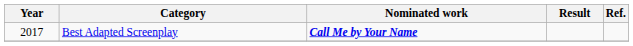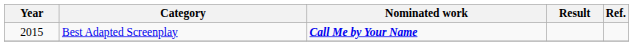(32, 31) 2017 -> (32, 31) 2015
